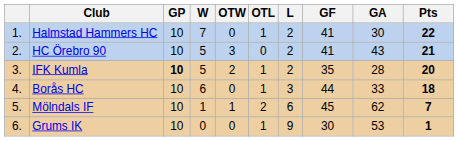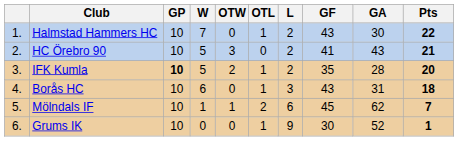(328, 32) 41 -> (328, 32) 43
(328, 88) 44 -> (328, 88) 43
(378, 88) 33 -> (378, 88) 31
(378, 126) 53 -> (378, 126) 52
